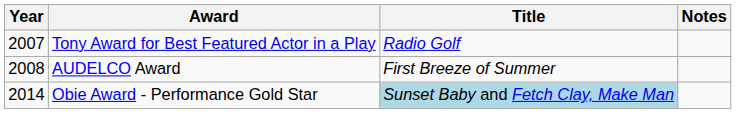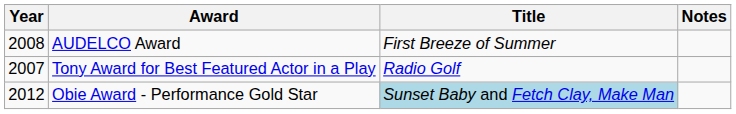rows swapped: (214, 43) <-> (116, 69)
(26, 95) 2014 -> (26, 95) 2012
